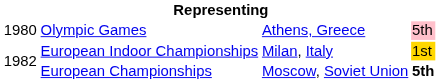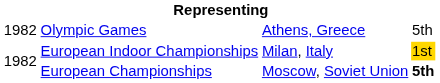(20, 30) 1980 -> (20, 30) 1982
(422, 30) pink background -> (422, 30) no background
